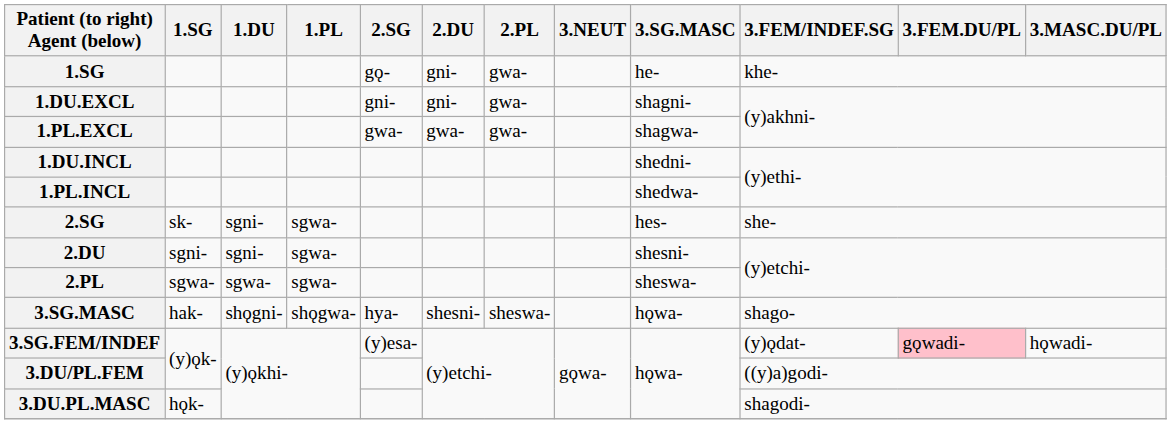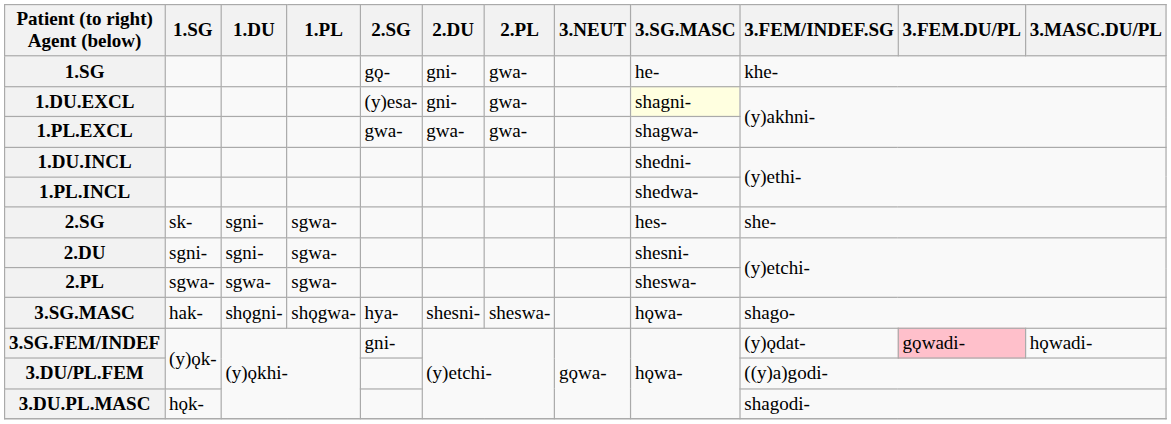(380, 101) gni- -> (391, 101) (y)esa-
(663, 101) no background -> (663, 101) lightyellow background
(391, 342) (y)esa- -> (380, 342) gni-
